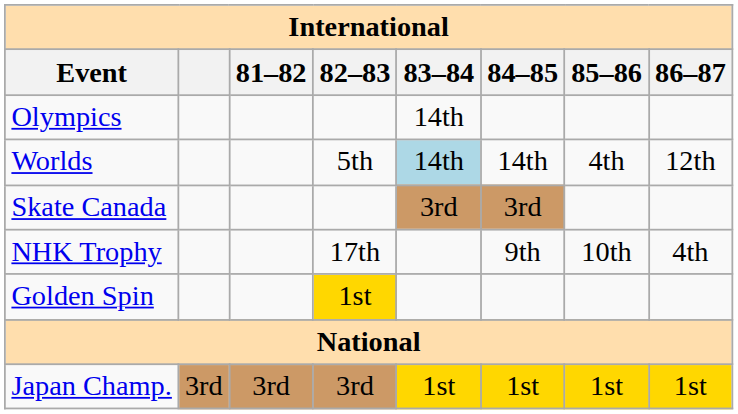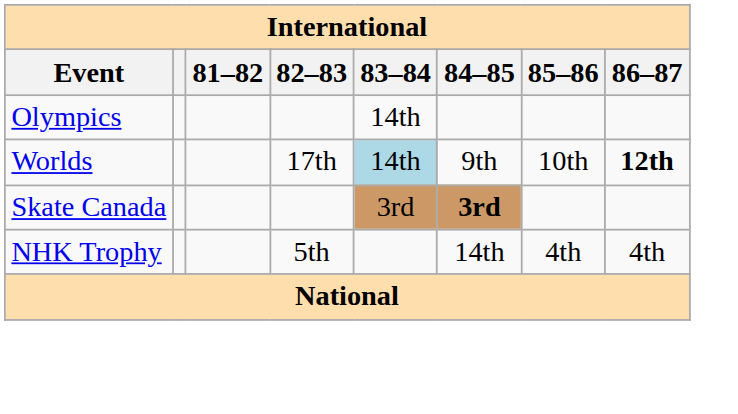(355, 161) 5th -> (312, 161) 17th
(523, 161) 14th -> (479, 161) 9th
(607, 161) 4th -> (563, 161) 10th
(690, 161) normal -> (647, 161) bold
(523, 206) normal -> (479, 206) bold
(355, 251) 17th -> (312, 251) 5th
(523, 251) 9th -> (479, 251) 14th
(607, 251) 10th -> (563, 251) 4th
- row: (83, 296)
- row: (92, 386)
